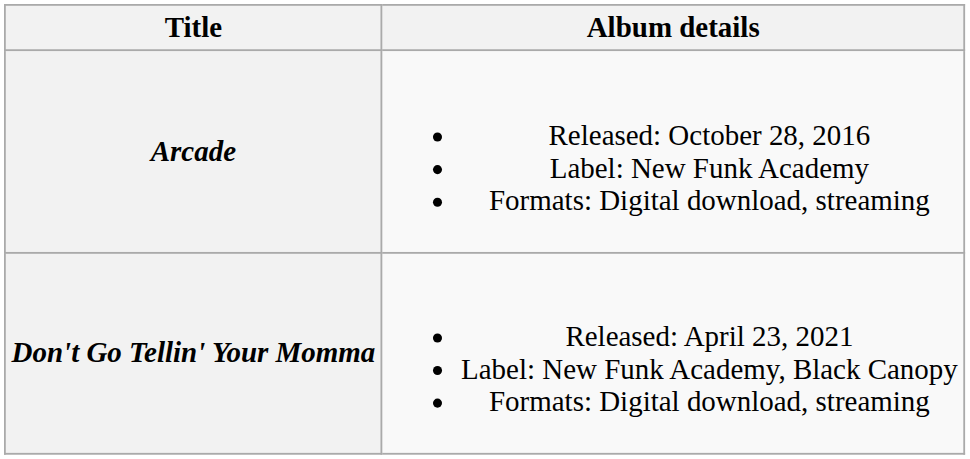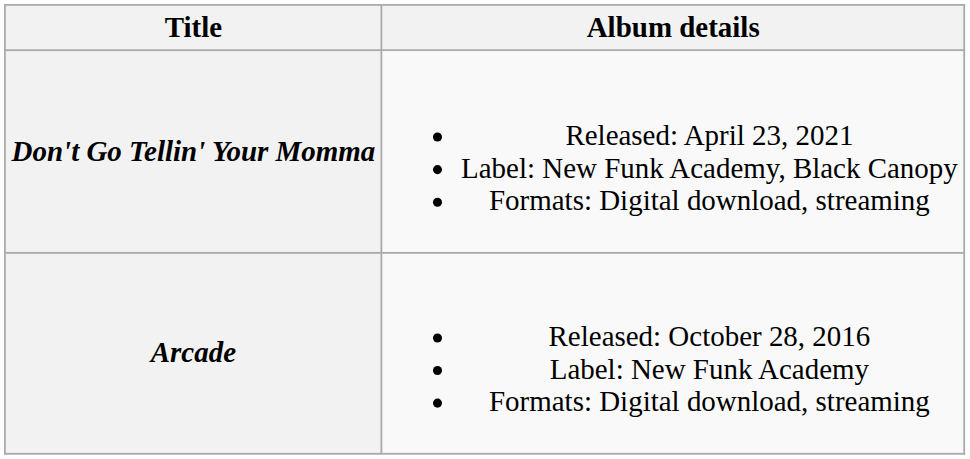rows swapped: (193, 151) <-> (193, 352)
